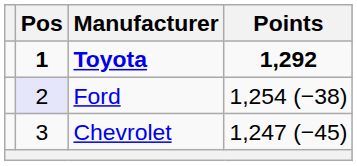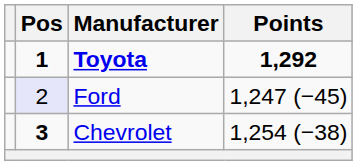(288, 96) 1,254 (−38) -> (288, 96) 1,247 (−45)
(42, 132) normal -> (42, 132) bold
(288, 132) 1,247 (−45) -> (288, 132) 1,254 (−38)
